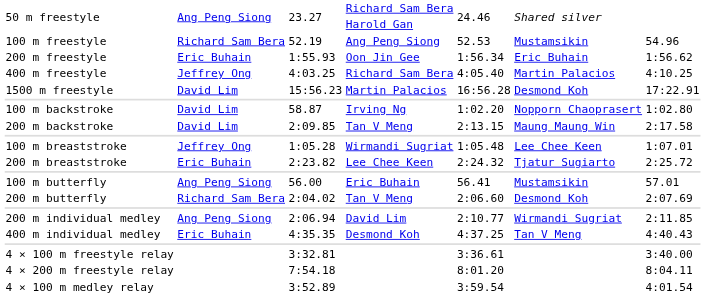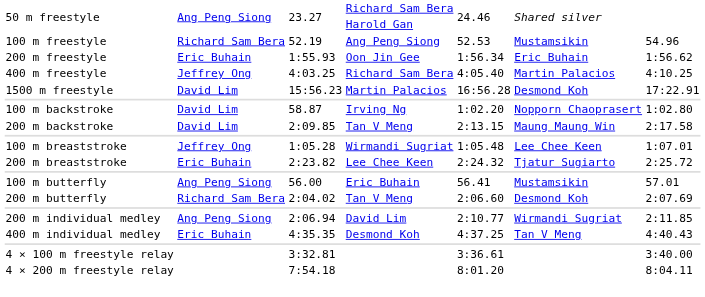- row: (80, 287)
